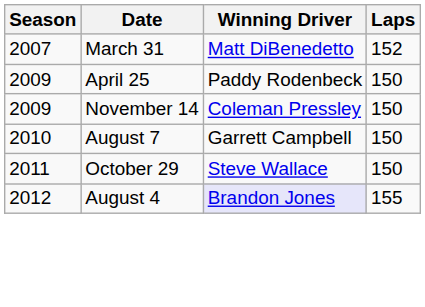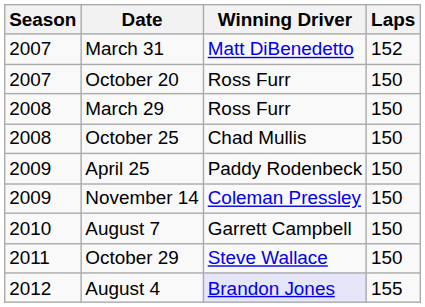+ row: (132, 79)
+ row: (125, 109)
+ row: (132, 138)
